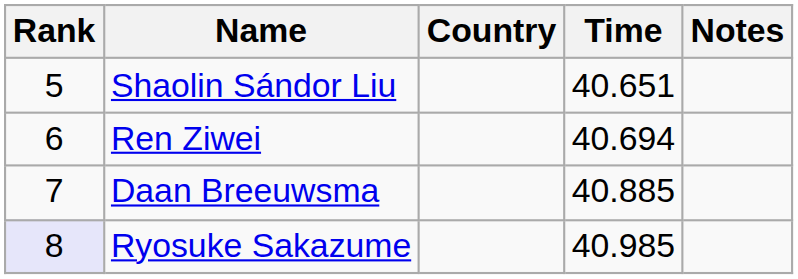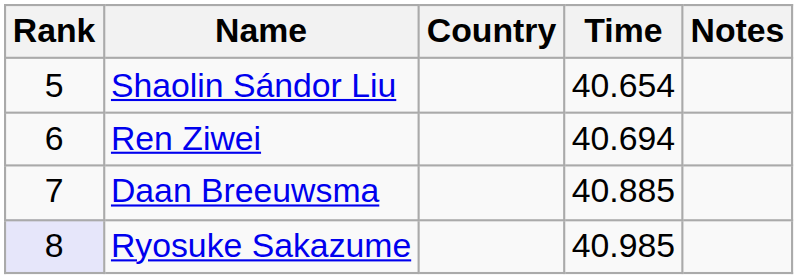(623, 84) 40.651 -> (623, 84) 40.654
